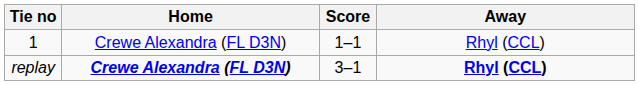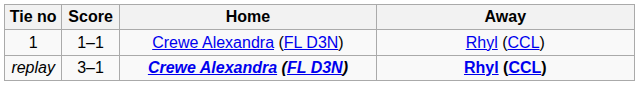columns swapped: (191, 17) <-> (348, 17)
